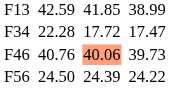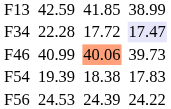(147, 32) no background -> (147, 32) lavender background
(57, 54) 40.76 -> (57, 54) 40.99
+ row: (17, 77)
(57, 77) 24.50 -> (57, 99) 24.53
